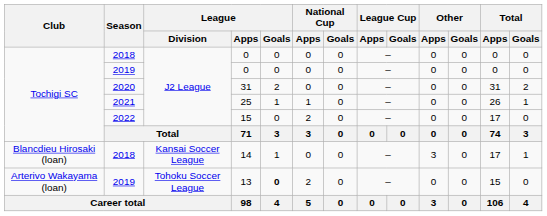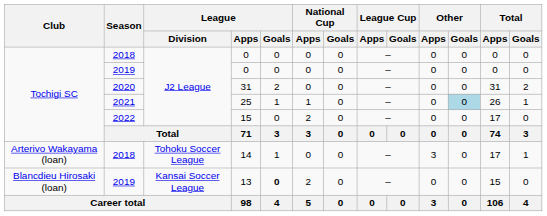(464, 102) no background -> (464, 102) lightblue background
(54, 154) Blancdieu Hirosaki (loan) -> (54, 154) Arterivo Wakayama (loan)
(188, 154) Kansai Soccer League -> (188, 154) Tohoku Soccer League
(54, 181) Arterivo Wakayama (loan) -> (54, 181) Blancdieu Hirosaki (loan)
(188, 181) Tohoku Soccer League -> (188, 181) Kansai Soccer League
